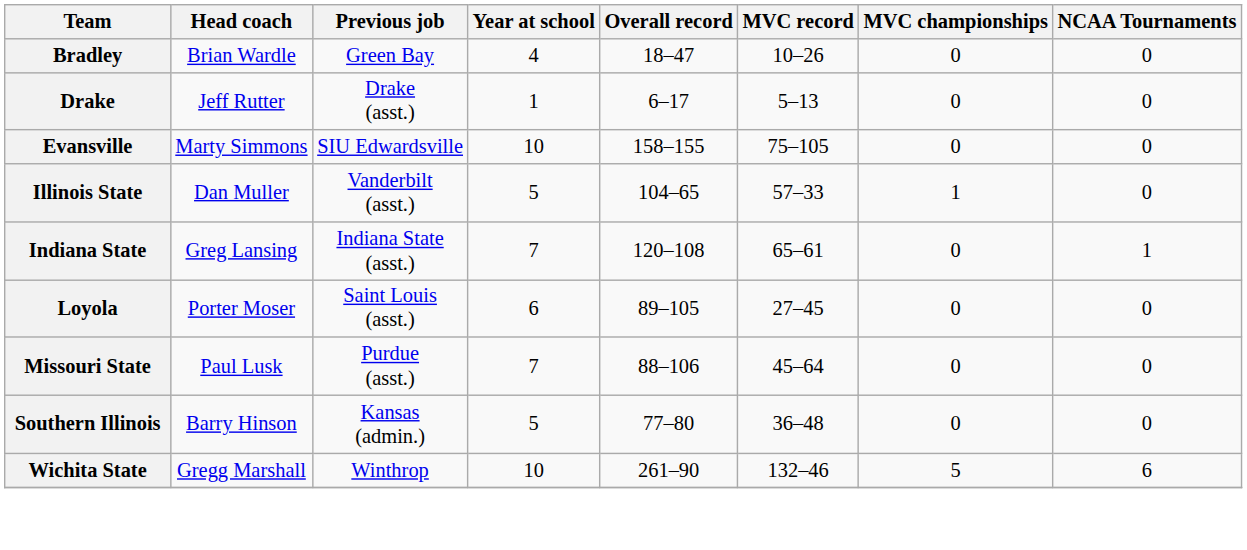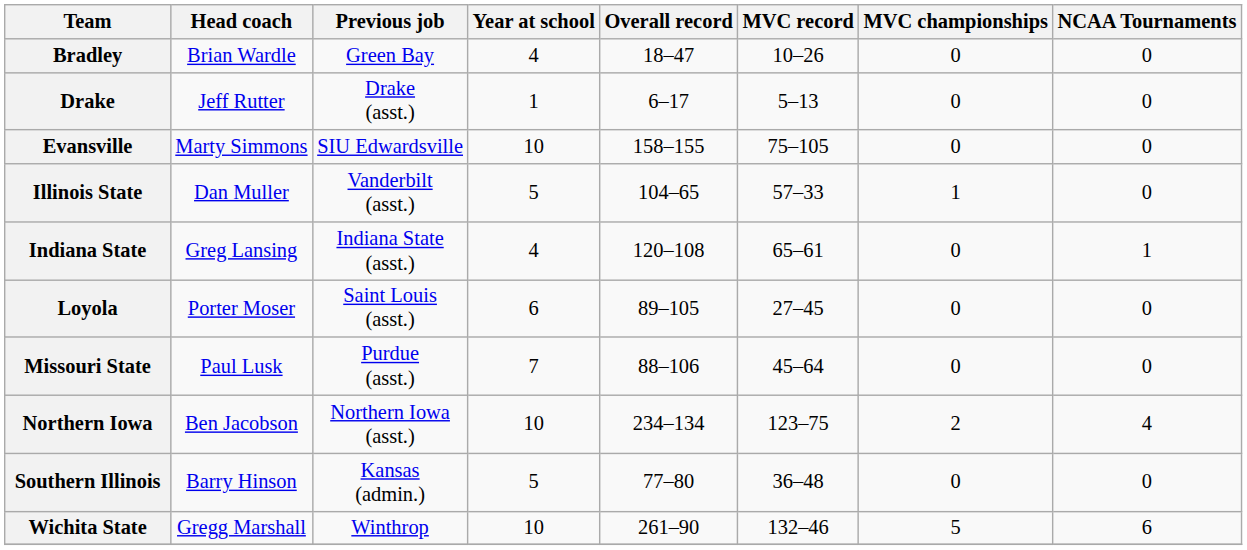(534, 250) 7 -> (534, 250) 4
+ row: (88, 424)
